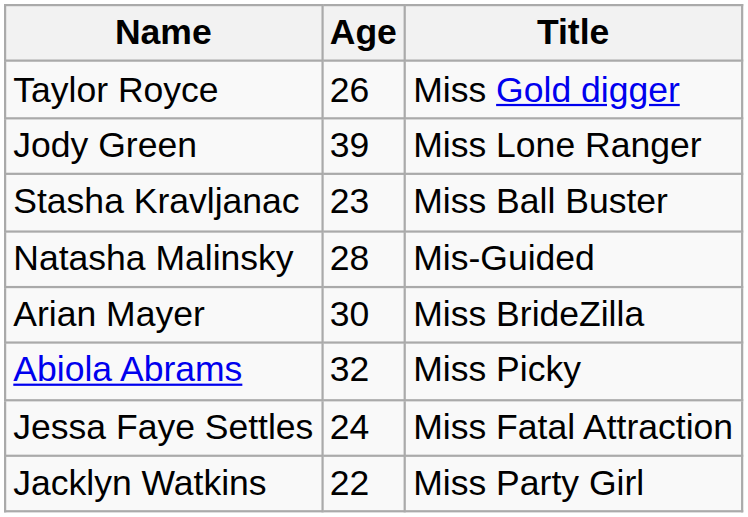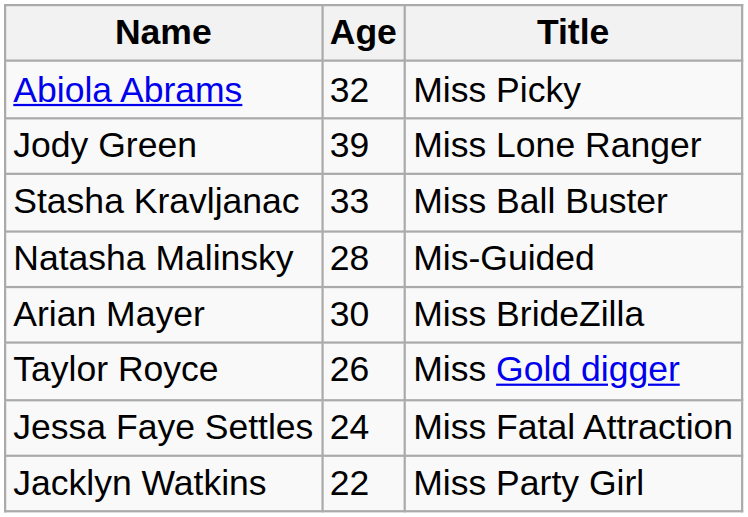rows swapped: (128, 370) <-> (116, 88)
(350, 201) 23 -> (350, 201) 33
